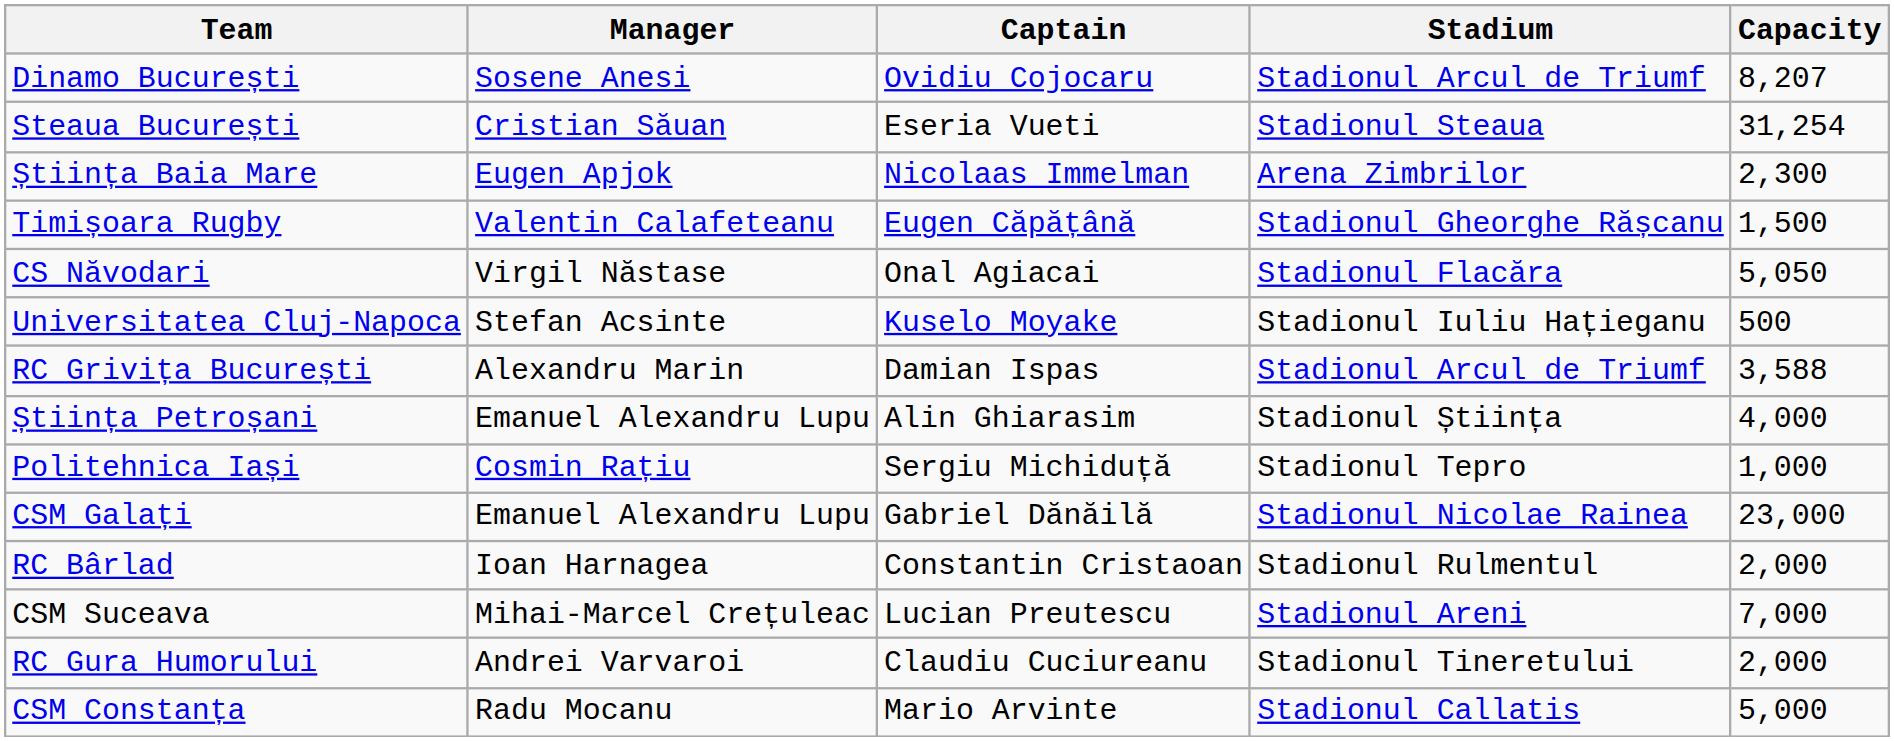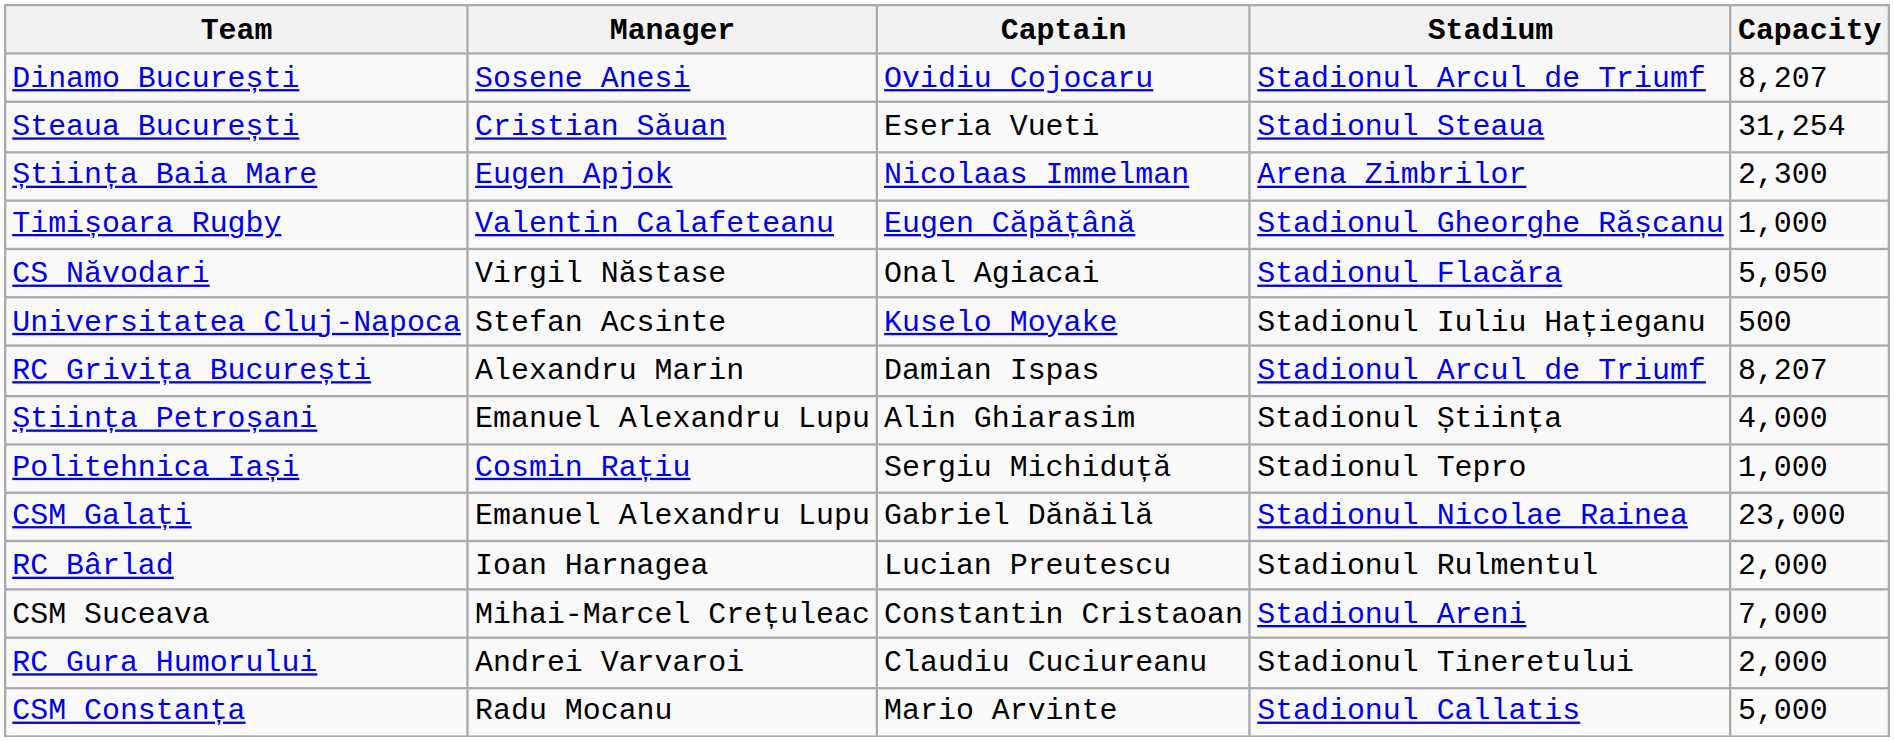(1783, 224) 1,500 -> (1783, 224) 1,000
(1783, 371) 3,588 -> (1783, 371) 8,207
(1064, 566) Constantin Cristaoan -> (1028, 566) Lucian Preutescu
(1028, 614) Lucian Preutescu -> (1064, 614) Constantin Cristaoan
